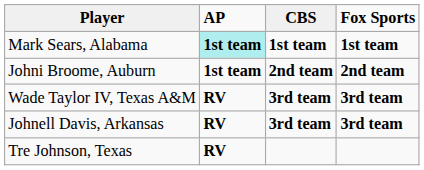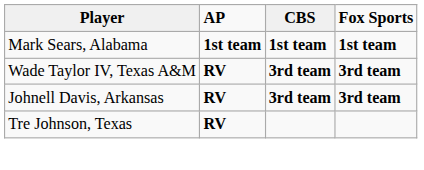(232, 44) paleturquoise background -> (232, 44) no background
- row: (82, 71)
